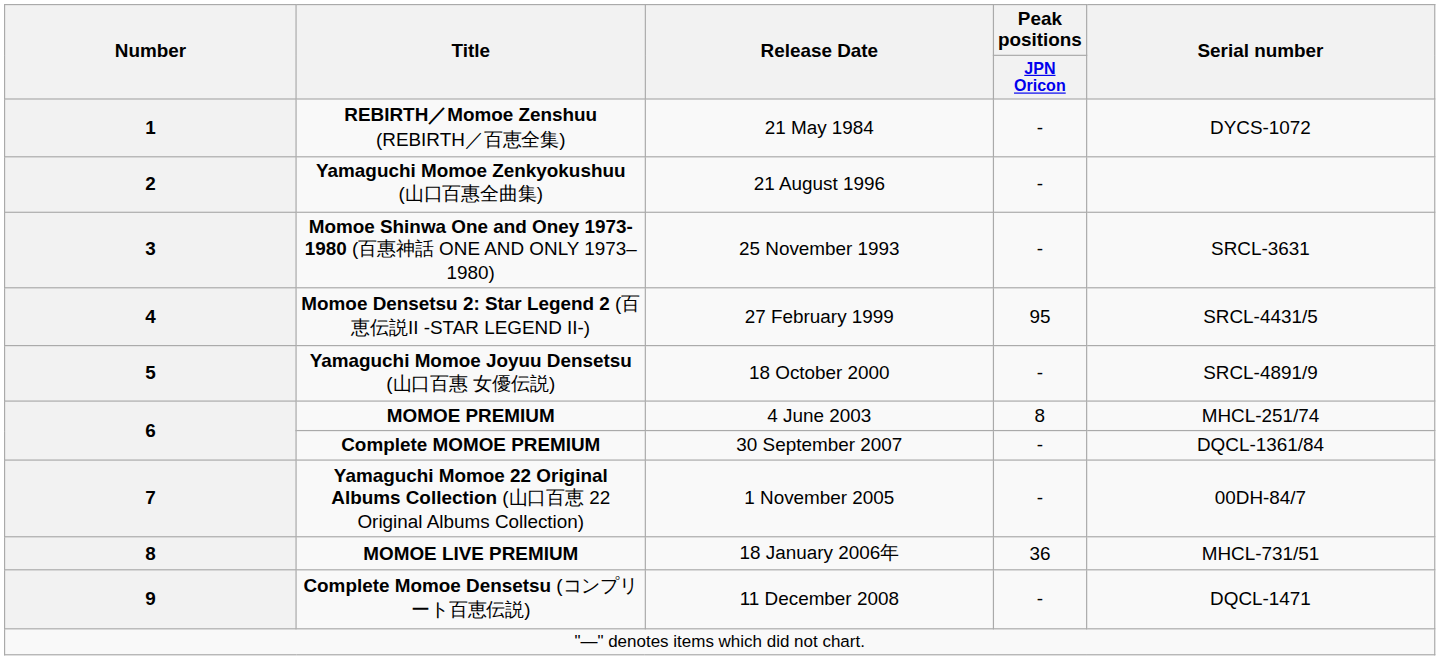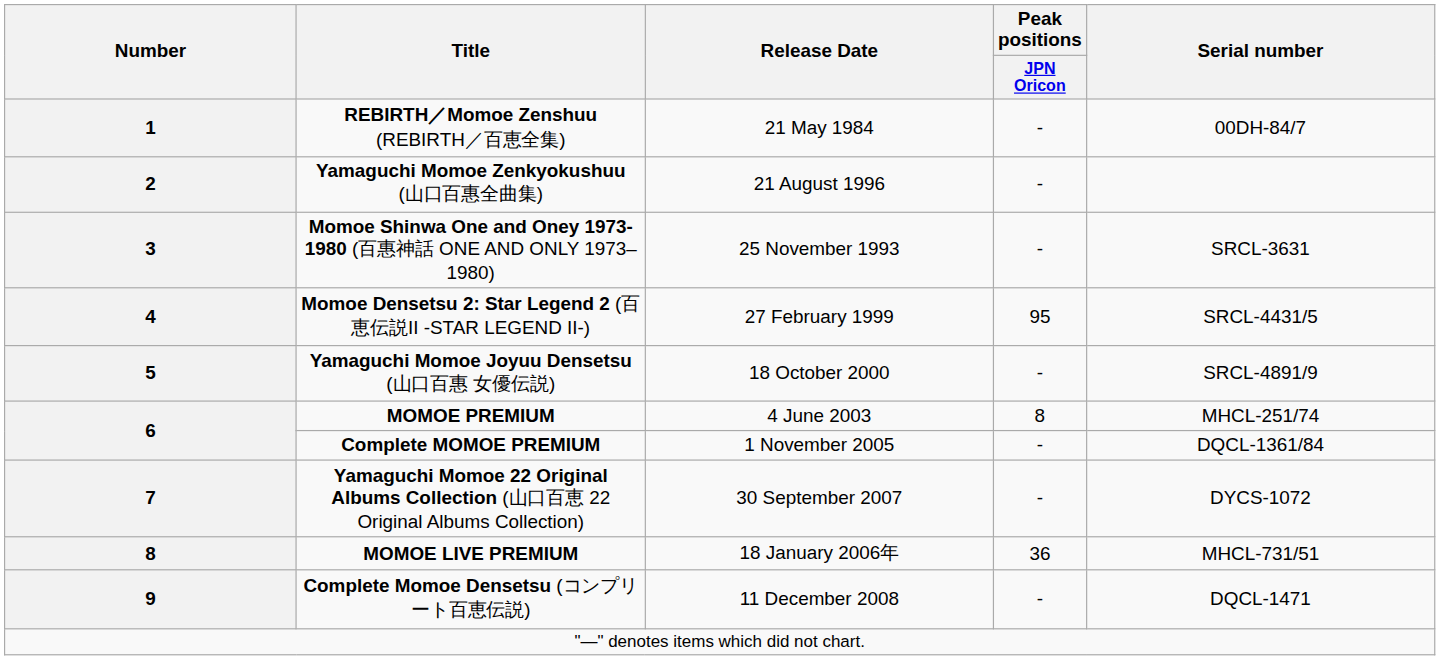(1260, 127) DYCS-1072 -> (1260, 127) 00DH-84/7
(819, 445) 30 September 2007 -> (819, 445) 1 November 2005
(819, 498) 1 November 2005 -> (819, 498) 30 September 2007
(1260, 498) 00DH-84/7 -> (1260, 498) DYCS-1072
